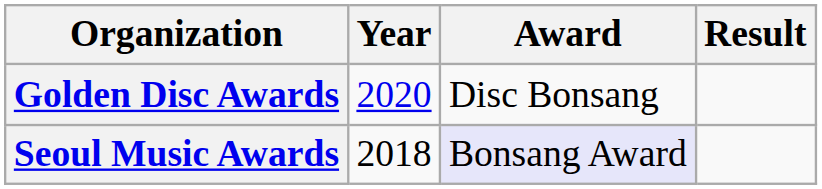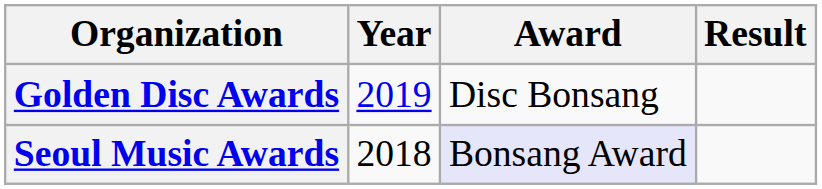(394, 93) 2020 -> (394, 93) 2019
